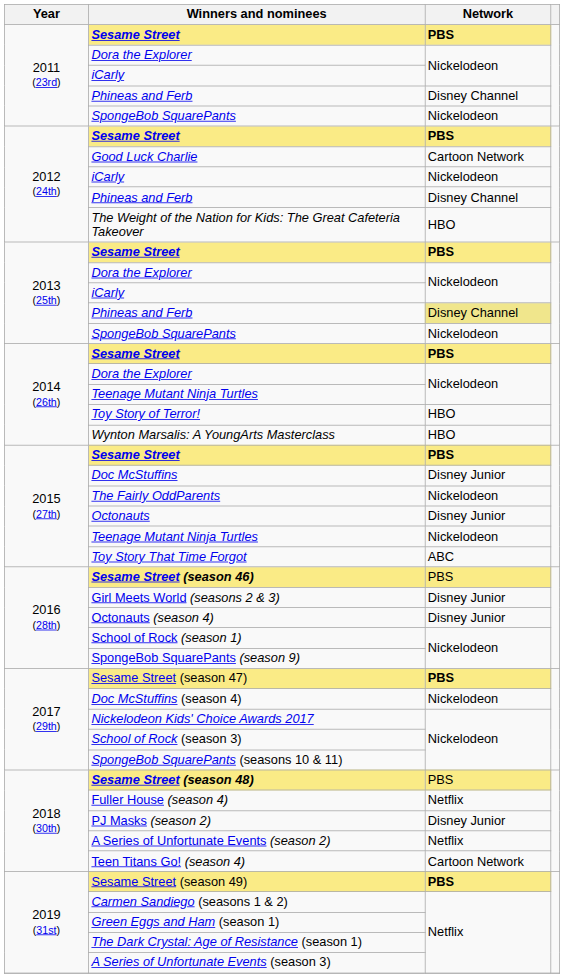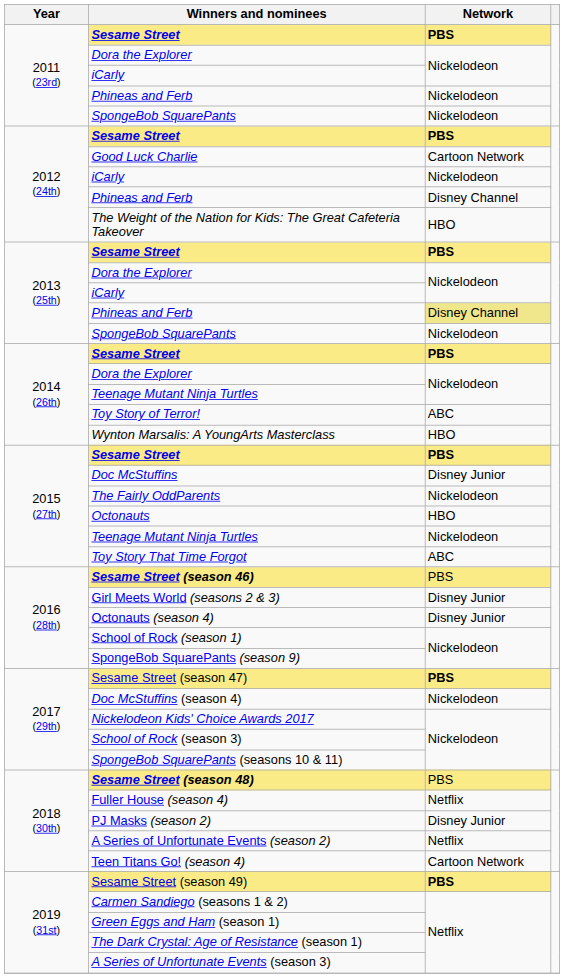(473, 95) Disney Channel -> (463, 95) Nickelodeon
(442, 414) HBO -> (441, 414) ABC
(467, 516) Disney Junior -> (442, 516) HBO
